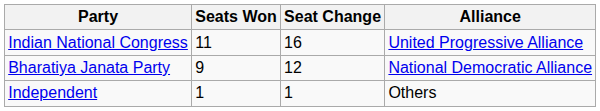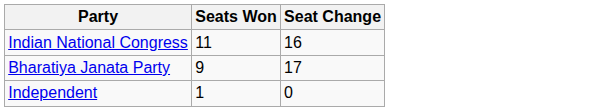- column: (490, 17)
(293, 67) 12 -> (293, 67) 17
(289, 93) 1 -> (289, 93) 0
